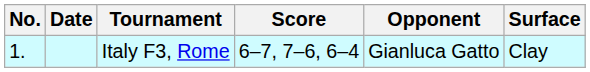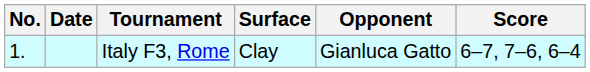columns swapped: (545, 20) <-> (299, 20)
